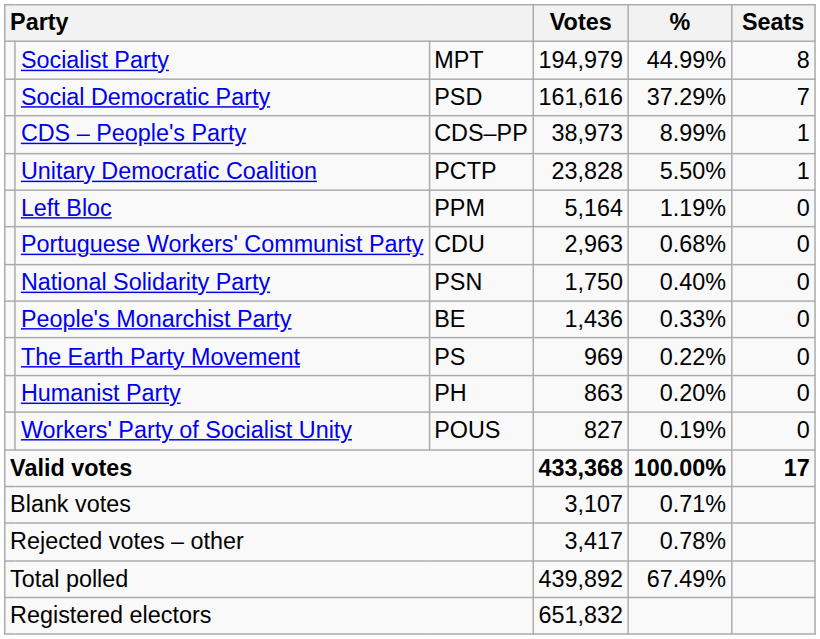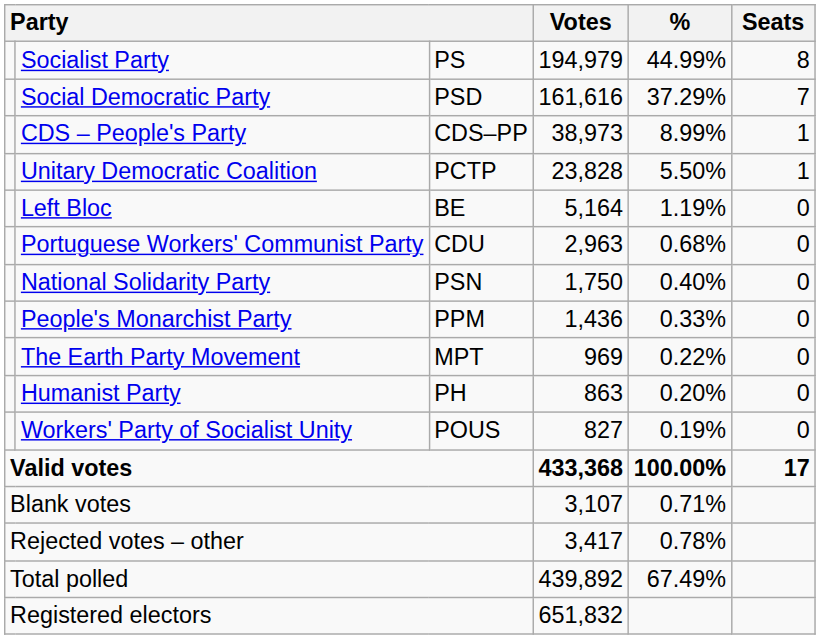(459, 60) MPT -> (450, 60) PS
(460, 208) PPM -> (450, 208) BE
(450, 319) BE -> (460, 319) PPM
(450, 356) PS -> (459, 356) MPT
